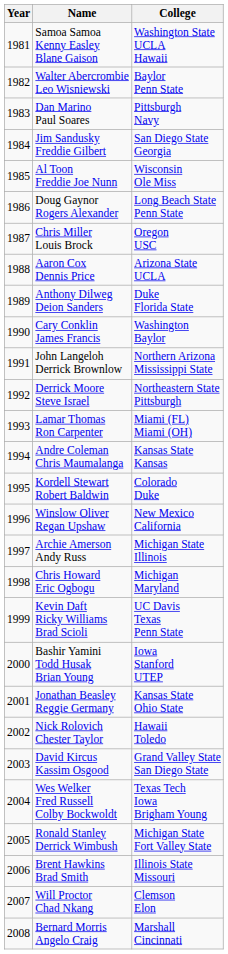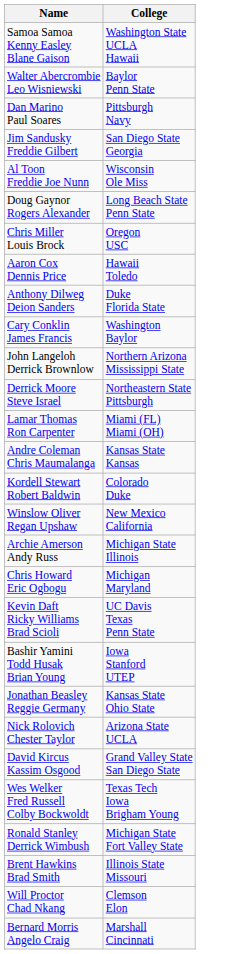- column: (19, 13)
(166, 269) Arizona State UCLA -> (122, 269) Hawaii Toledo
(151, 733) Hawaii Toledo -> (137, 733) Arizona State UCLA
